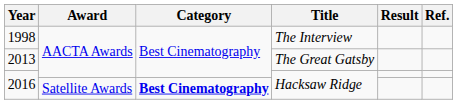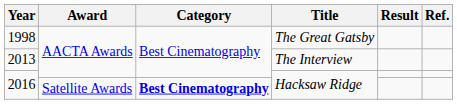(314, 37) The Interview -> (325, 37) The Great Gatsby
(325, 59) The Great Gatsby -> (314, 59) The Interview
